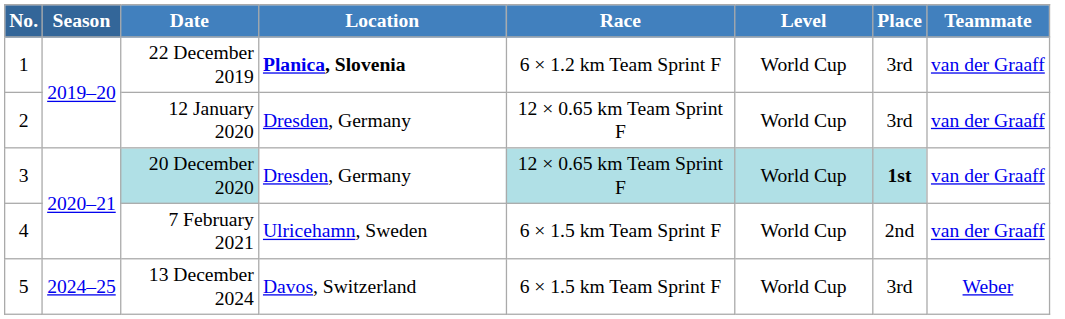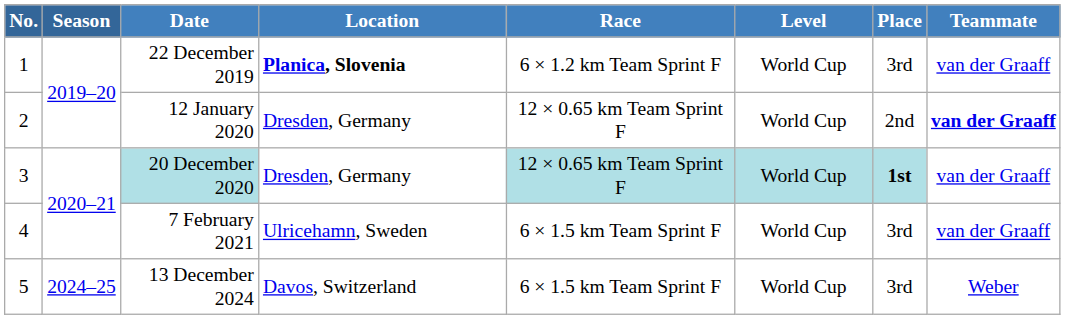(900, 120) 3rd -> (900, 120) 2nd
(988, 120) normal -> (993, 120) bold
(900, 231) 2nd -> (900, 231) 3rd
